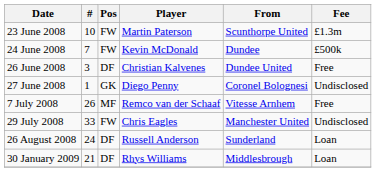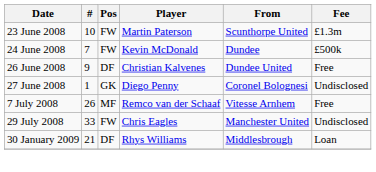(87, 67) 3 -> (87, 67) 9
- row: (42, 140)
